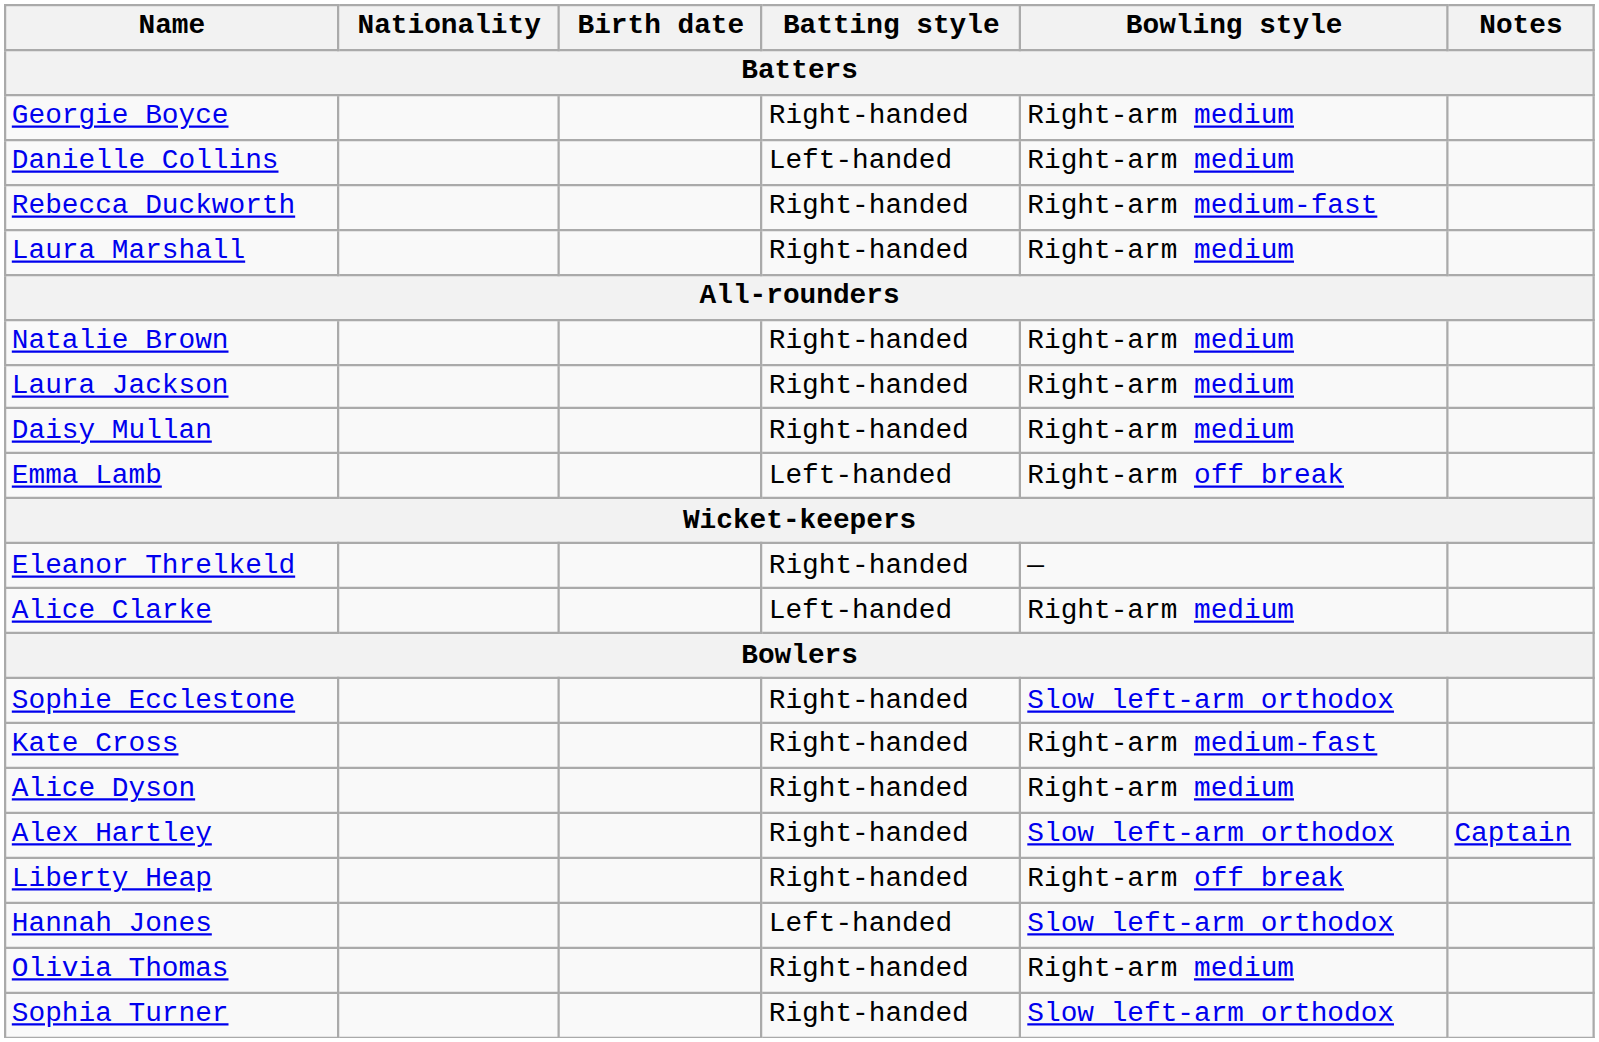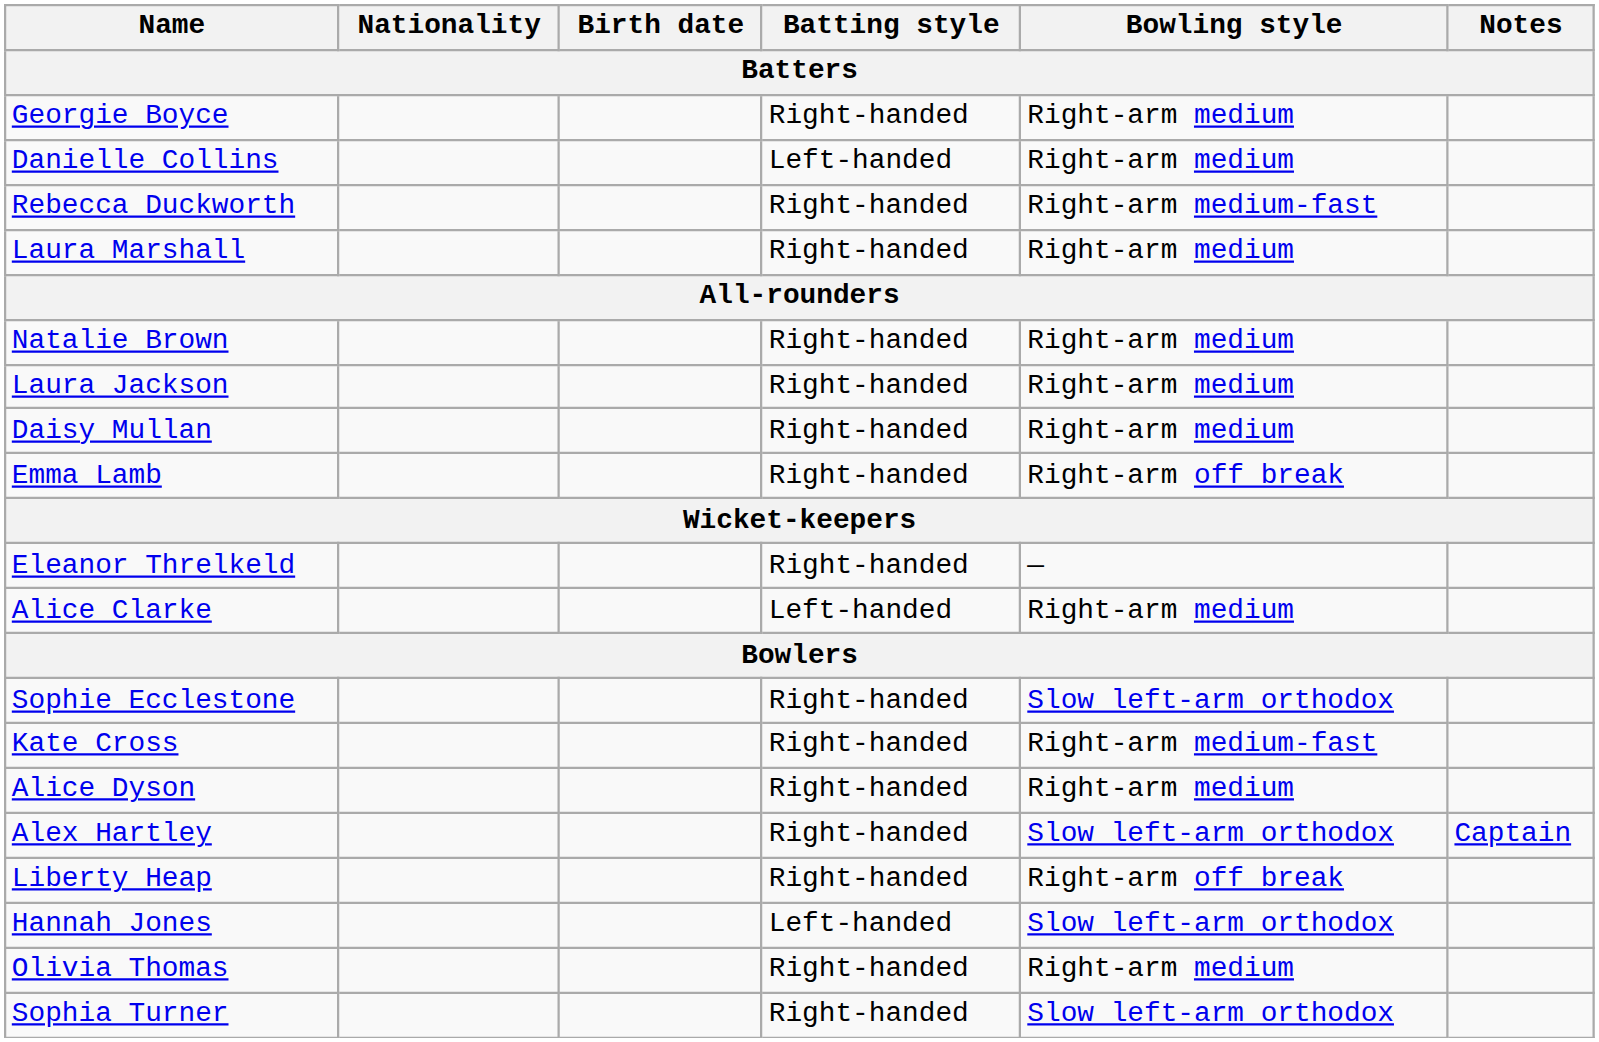(860, 476) Left-handed -> (869, 476) Right-handed
